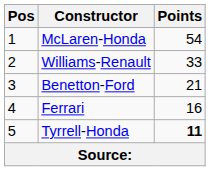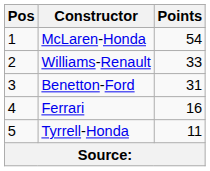(194, 86) 21 -> (194, 86) 31
(194, 132) bold -> (195, 132) normal
